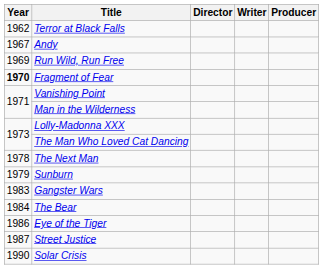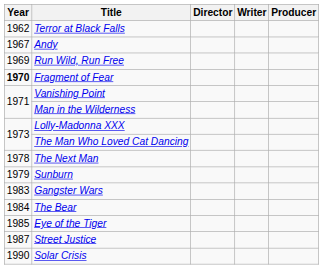(18, 223) 1986 -> (18, 223) 1985
